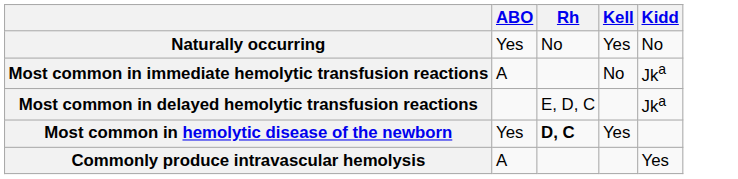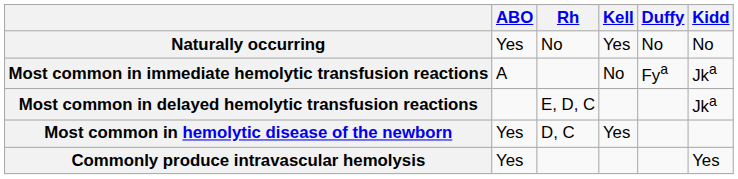+ column: (663, 17)
(558, 133) bold -> (558, 133) normal
(502, 160) A -> (510, 160) Yes
